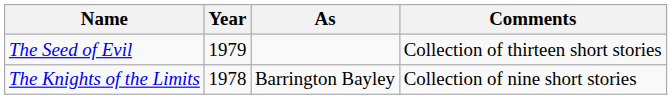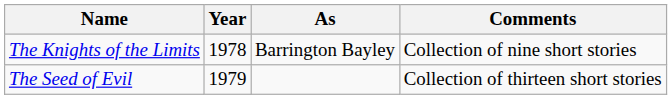rows swapped: (104, 79) <-> (71, 49)
